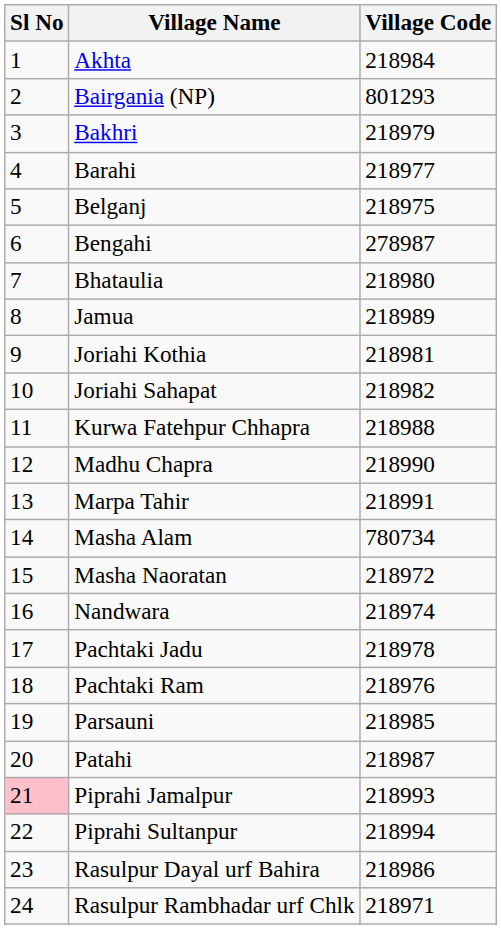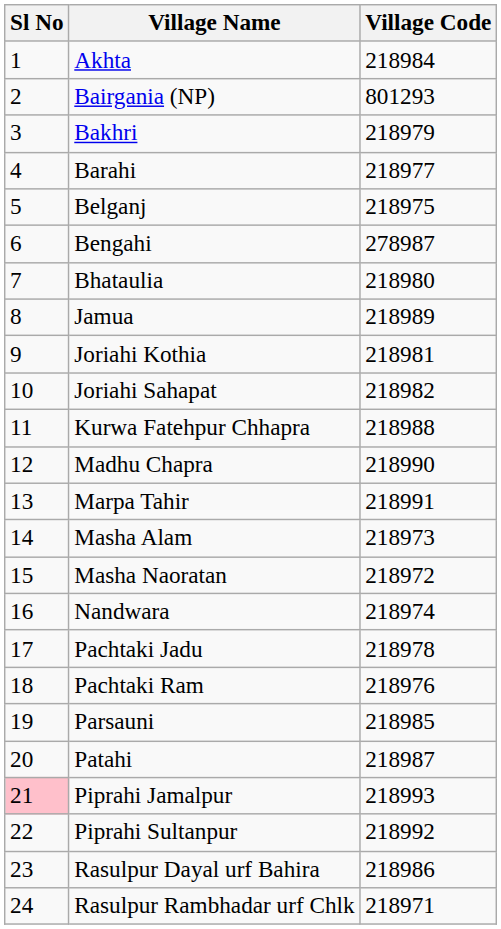(400, 538) 780734 -> (400, 538) 218973
(400, 832) 218994 -> (400, 832) 218992
